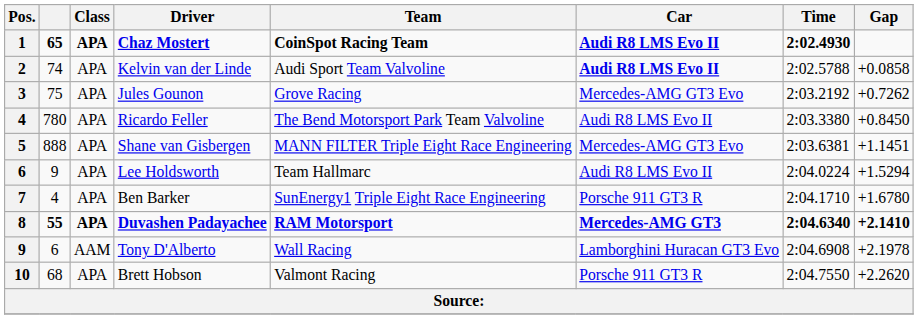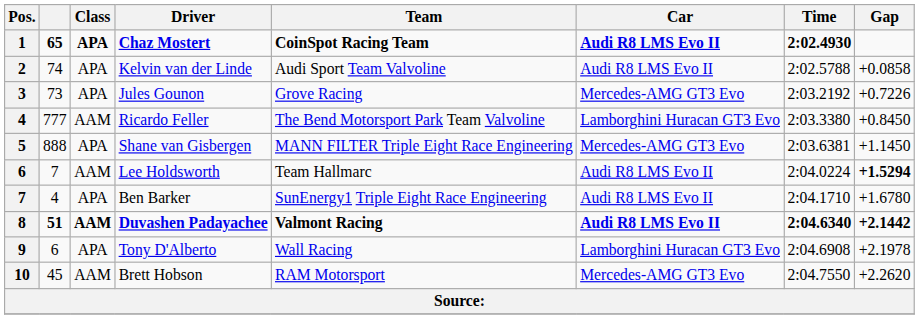(649, 68) bold -> (647, 68) normal
(55, 94) 75 -> (55, 94) 73
(884, 94) +0.7262 -> (885, 94) +0.7226
(55, 120) 780 -> (55, 120) 777
(92, 120) APA -> (93, 120) AAM
(646, 120) Audi R8 LMS Evo II -> (680, 120) Lamborghini Huracan GT3 Evo
(884, 146) +1.1451 -> (885, 146) +1.1450
(55, 171) 9 -> (55, 171) 7
(92, 171) APA -> (93, 171) AAM
(884, 171) normal -> (885, 171) bold
(641, 197) Porsche 911 GT3 R -> (647, 197) Audi R8 LMS Evo II
(55, 223) 55 -> (55, 223) 51
(92, 223) APA -> (93, 223) AAM
(333, 223) RAM Motorsport -> (329, 223) Valmont Racing
(650, 223) Mercedes-AMG GT3 -> (650, 223) Audi R8 LMS Evo II
(884, 223) +2.1410 -> (885, 223) +2.1442
(92, 249) AAM -> (93, 249) APA
(55, 275) 68 -> (55, 275) 45
(92, 275) APA -> (93, 275) AAM
(325, 275) Valmont Racing -> (330, 275) RAM Motorsport
(641, 275) Porsche 911 GT3 R -> (662, 275) Mercedes-AMG GT3 Evo
